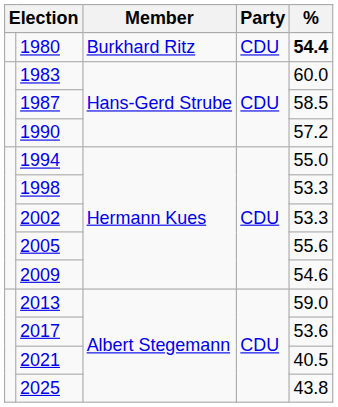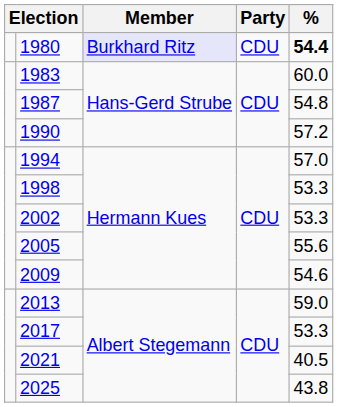(141, 47) no background -> (141, 47) lavender background
(311, 103) 58.5 -> (311, 103) 54.8
(311, 160) 55.0 -> (311, 160) 57.0
(311, 331) 53.6 -> (311, 331) 53.3
